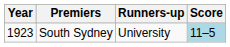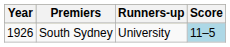(20, 32) 1923 -> (20, 32) 1926
